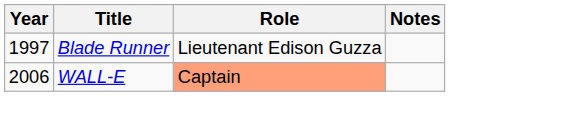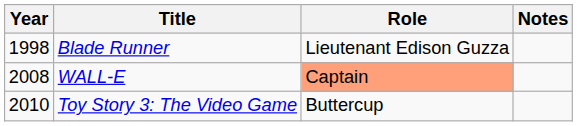(29, 47) 1997 -> (29, 47) 1998
(29, 76) 2006 -> (29, 76) 2008
+ row: (177, 105)
